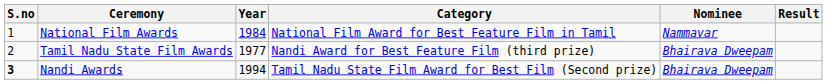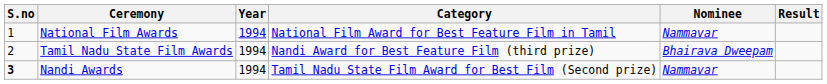(252, 32) 1984 -> (252, 32) 1994
(252, 51) 1977 -> (252, 51) 1994
(718, 70) Bhairava Dweepam -> (690, 70) Nammavar
